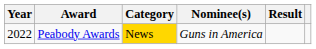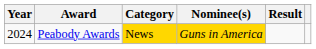(20, 33) 2022 -> (20, 33) 2024
(221, 33) no background -> (221, 33) gold background
